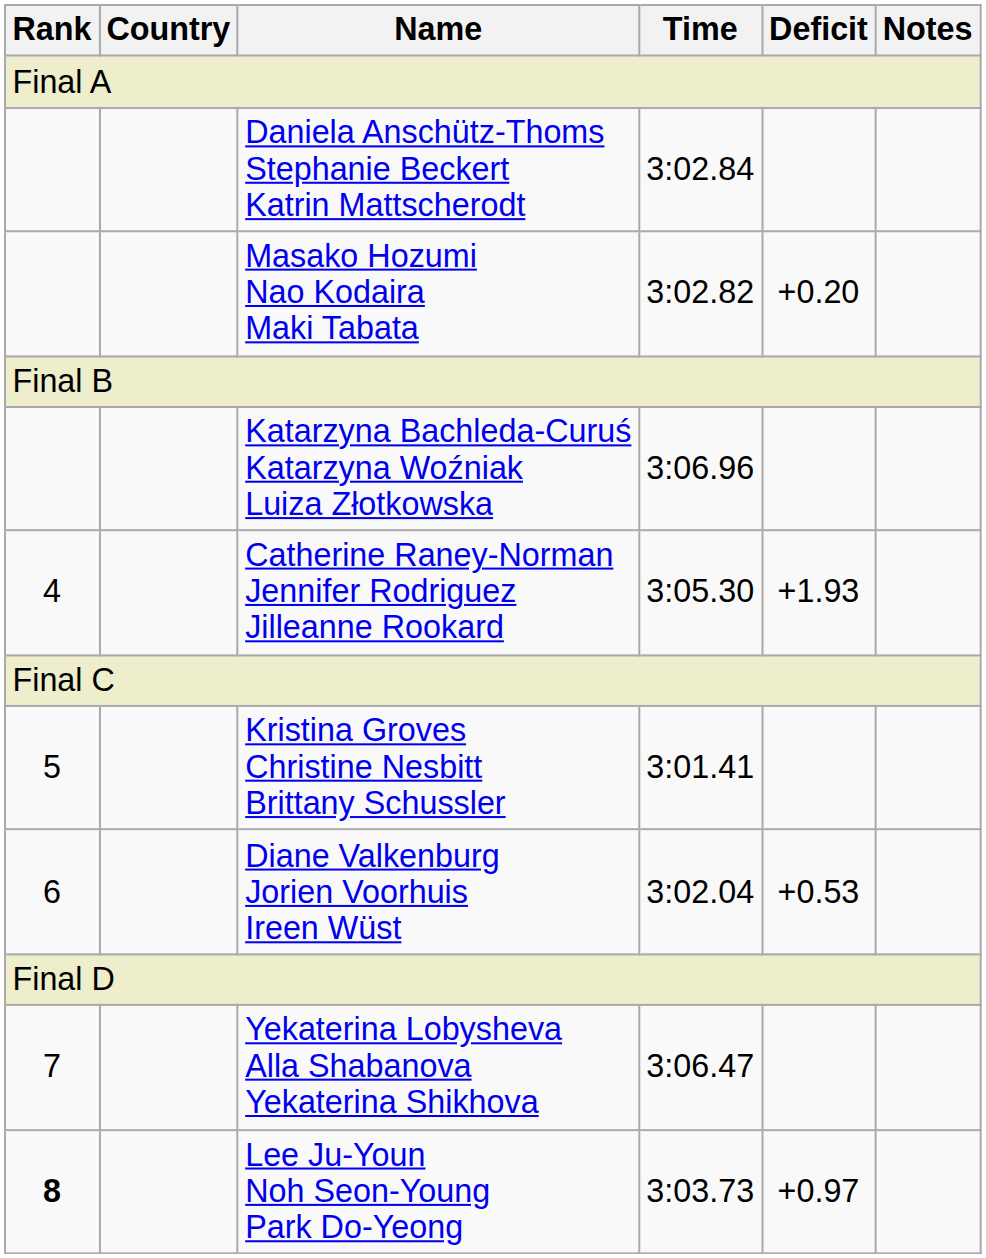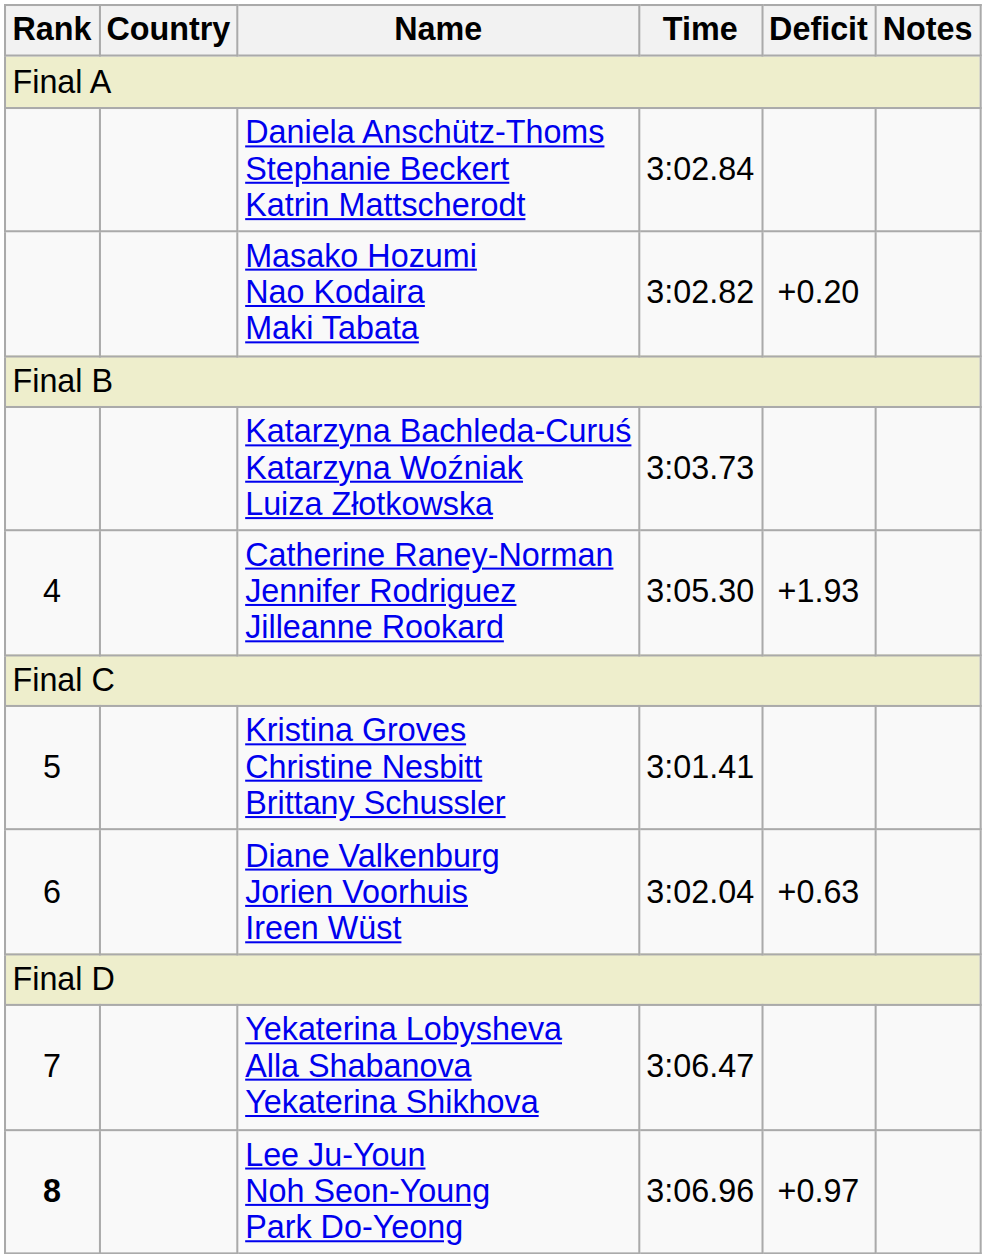(700, 468) 3:06.96 -> (700, 468) 3:03.73
(818, 891) +0.53 -> (818, 891) +0.63
(700, 1190) 3:03.73 -> (700, 1190) 3:06.96
